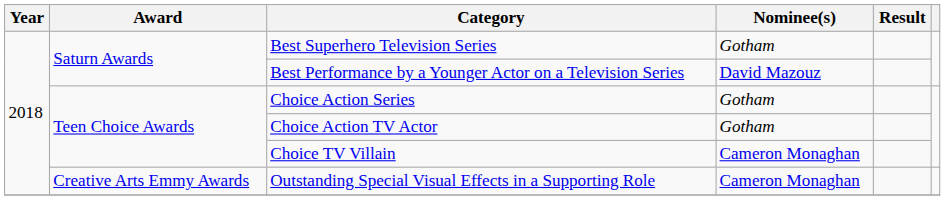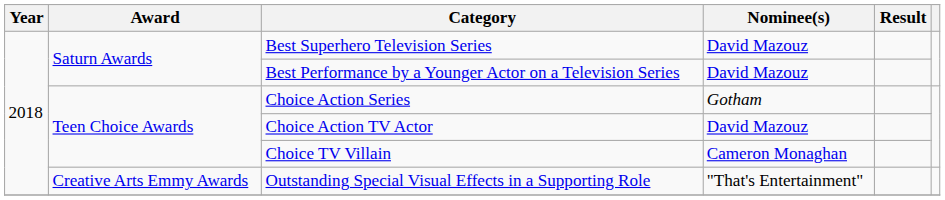(747, 45) Gotham -> (757, 45) David Mazouz
(747, 126) Gotham -> (757, 126) David Mazouz
(790, 180) Cameron Monaghan -> (785, 180) "That's Entertainment"
